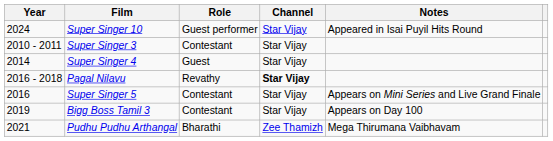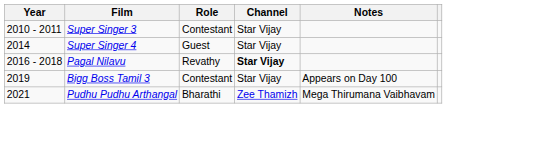- row: (105, 29)
- row: (102, 95)
